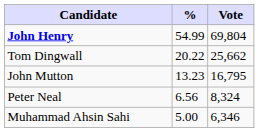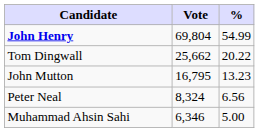columns swapped: (231, 14) <-> (190, 14)
